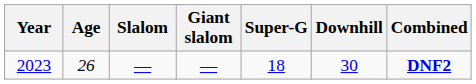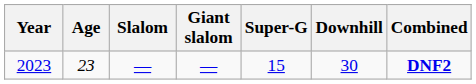(86, 65) 26 -> (86, 65) 23
(276, 65) 18 -> (276, 65) 15
